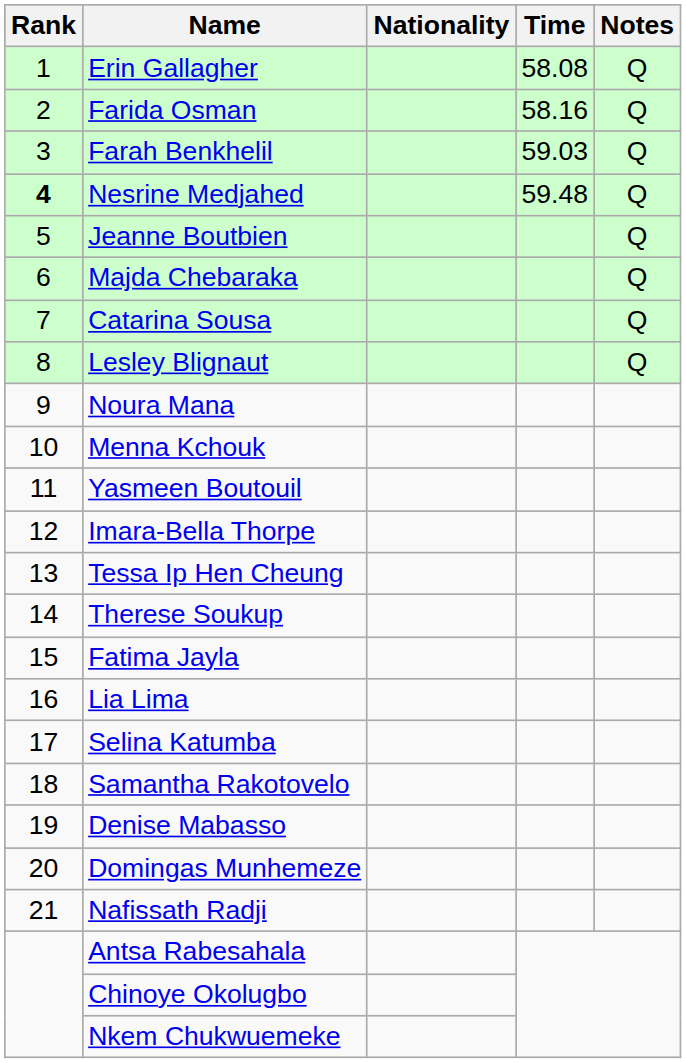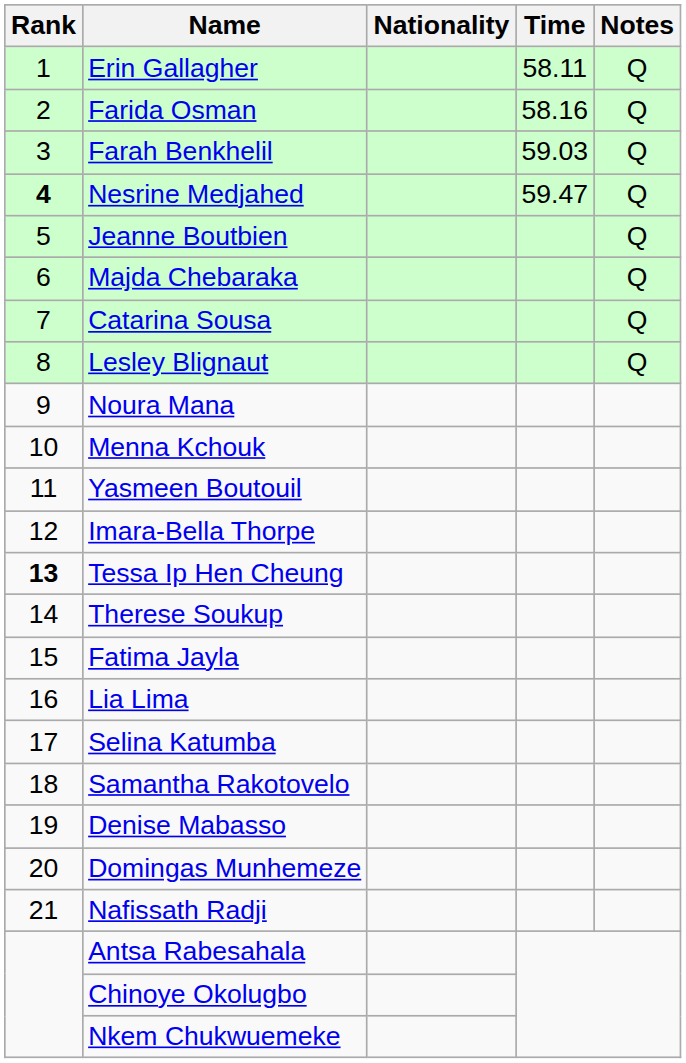(555, 67) 58.08 -> (555, 67) 58.11
(555, 194) 59.48 -> (555, 194) 59.47
(43, 573) normal -> (43, 573) bold
